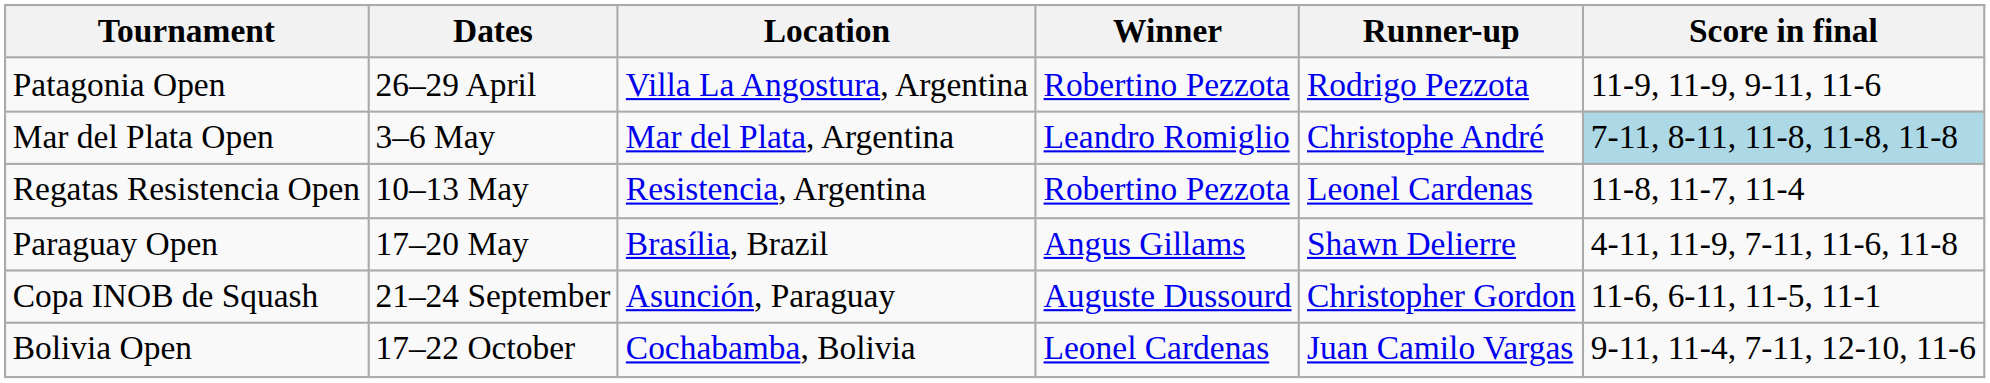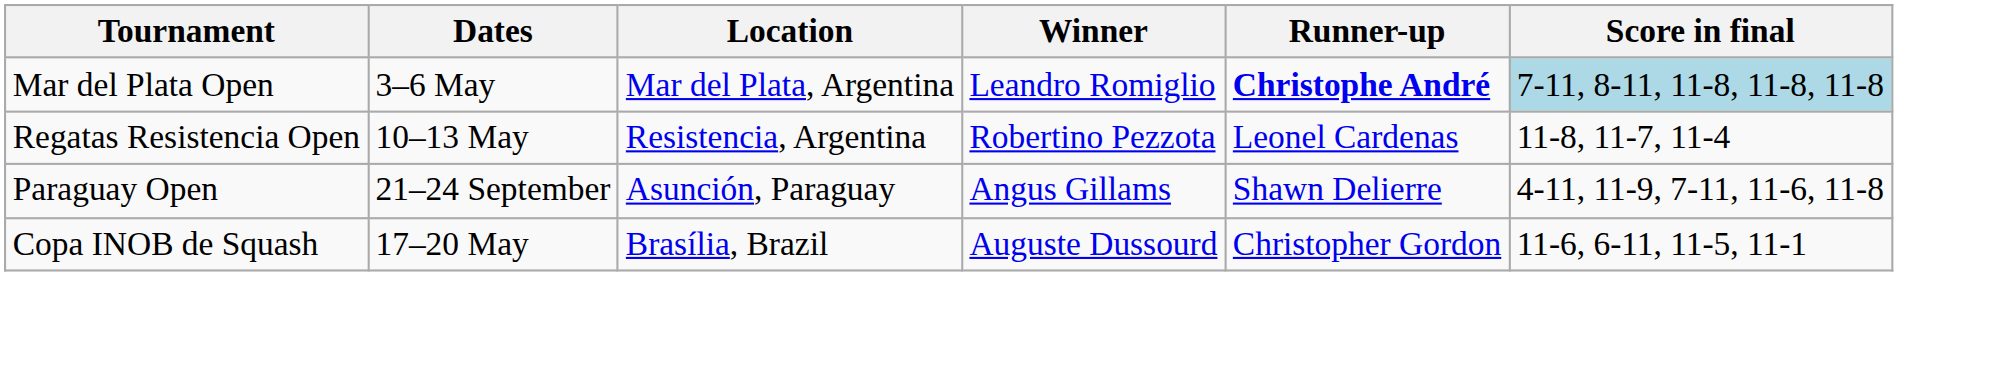- row: (119, 84)
(1425, 137) normal -> (1362, 84) bold
(452, 243) 17–20 May -> (493, 190) 21–24 September
(727, 243) Brasília, Brazil -> (760, 190) Asunción, Paraguay
(493, 296) 21–24 September -> (452, 243) 17–20 May
(760, 296) Asunción, Paraguay -> (727, 243) Brasília, Brazil
- row: (102, 349)
